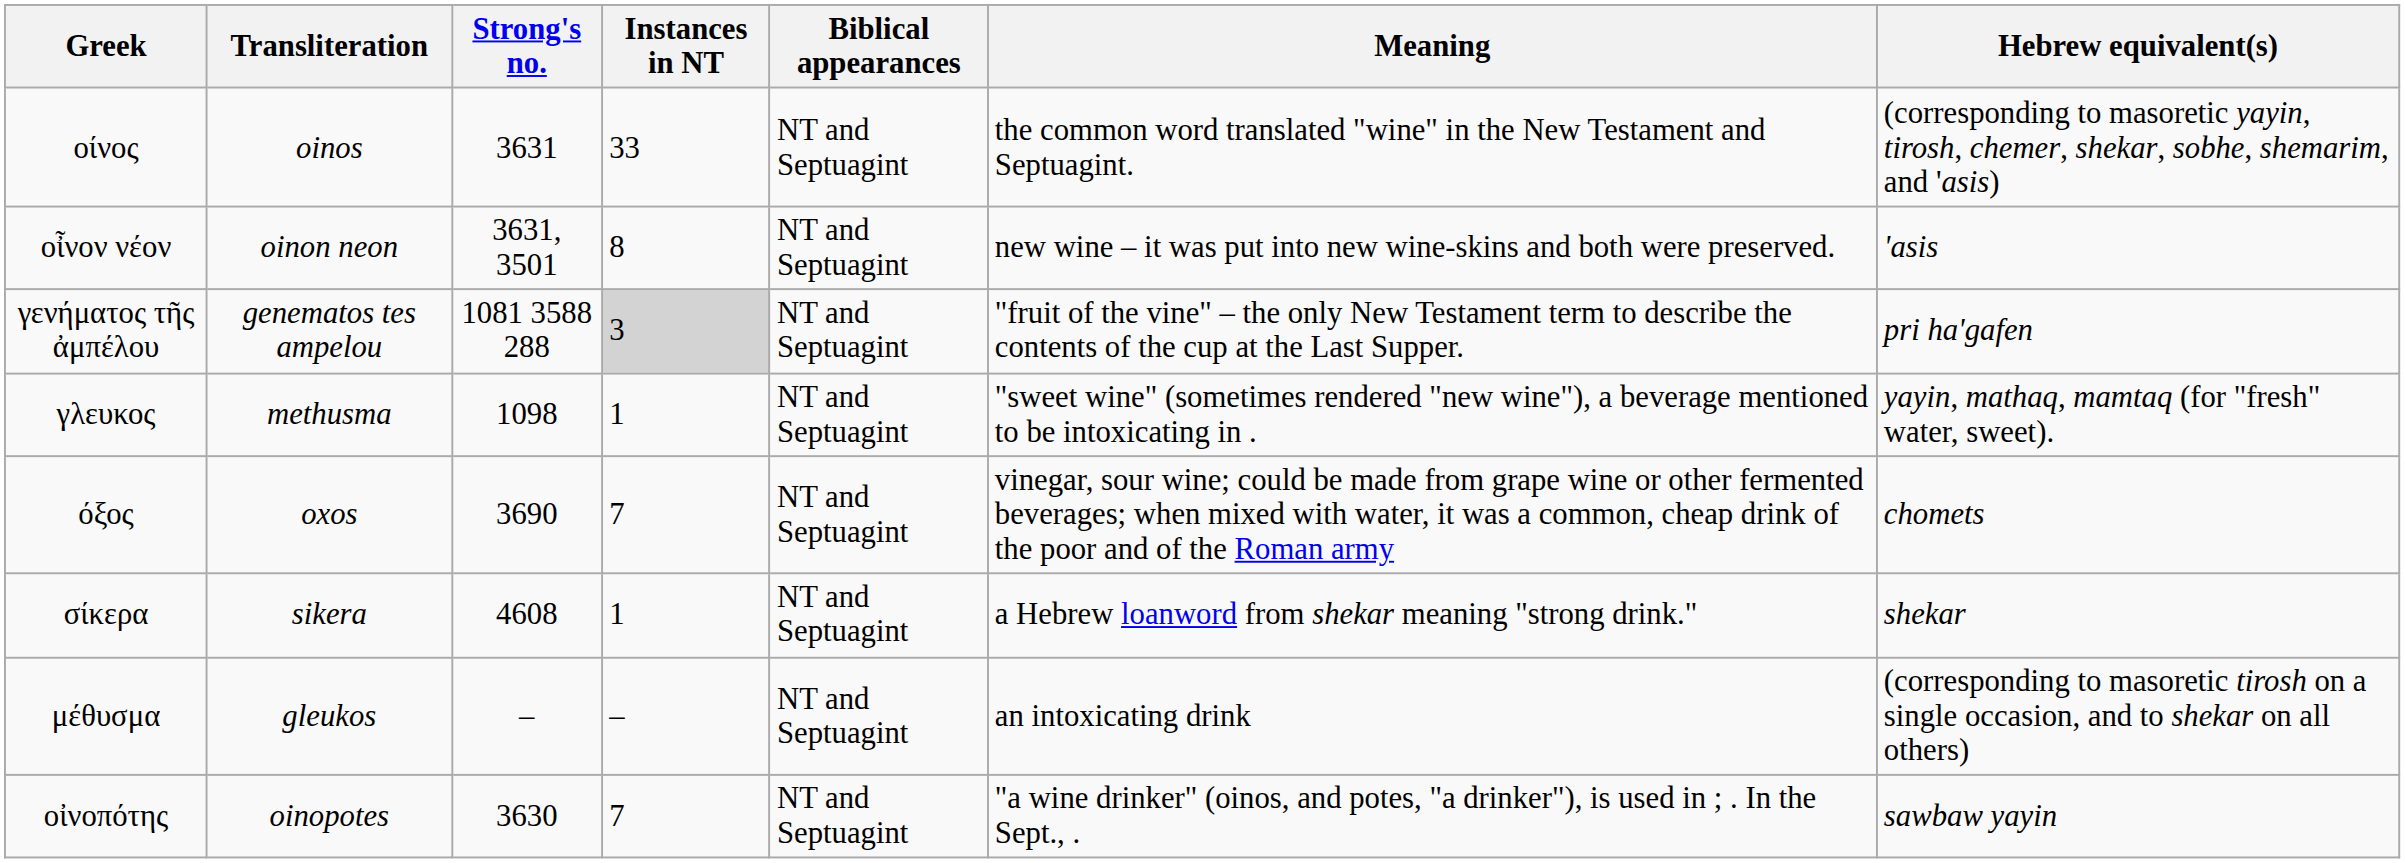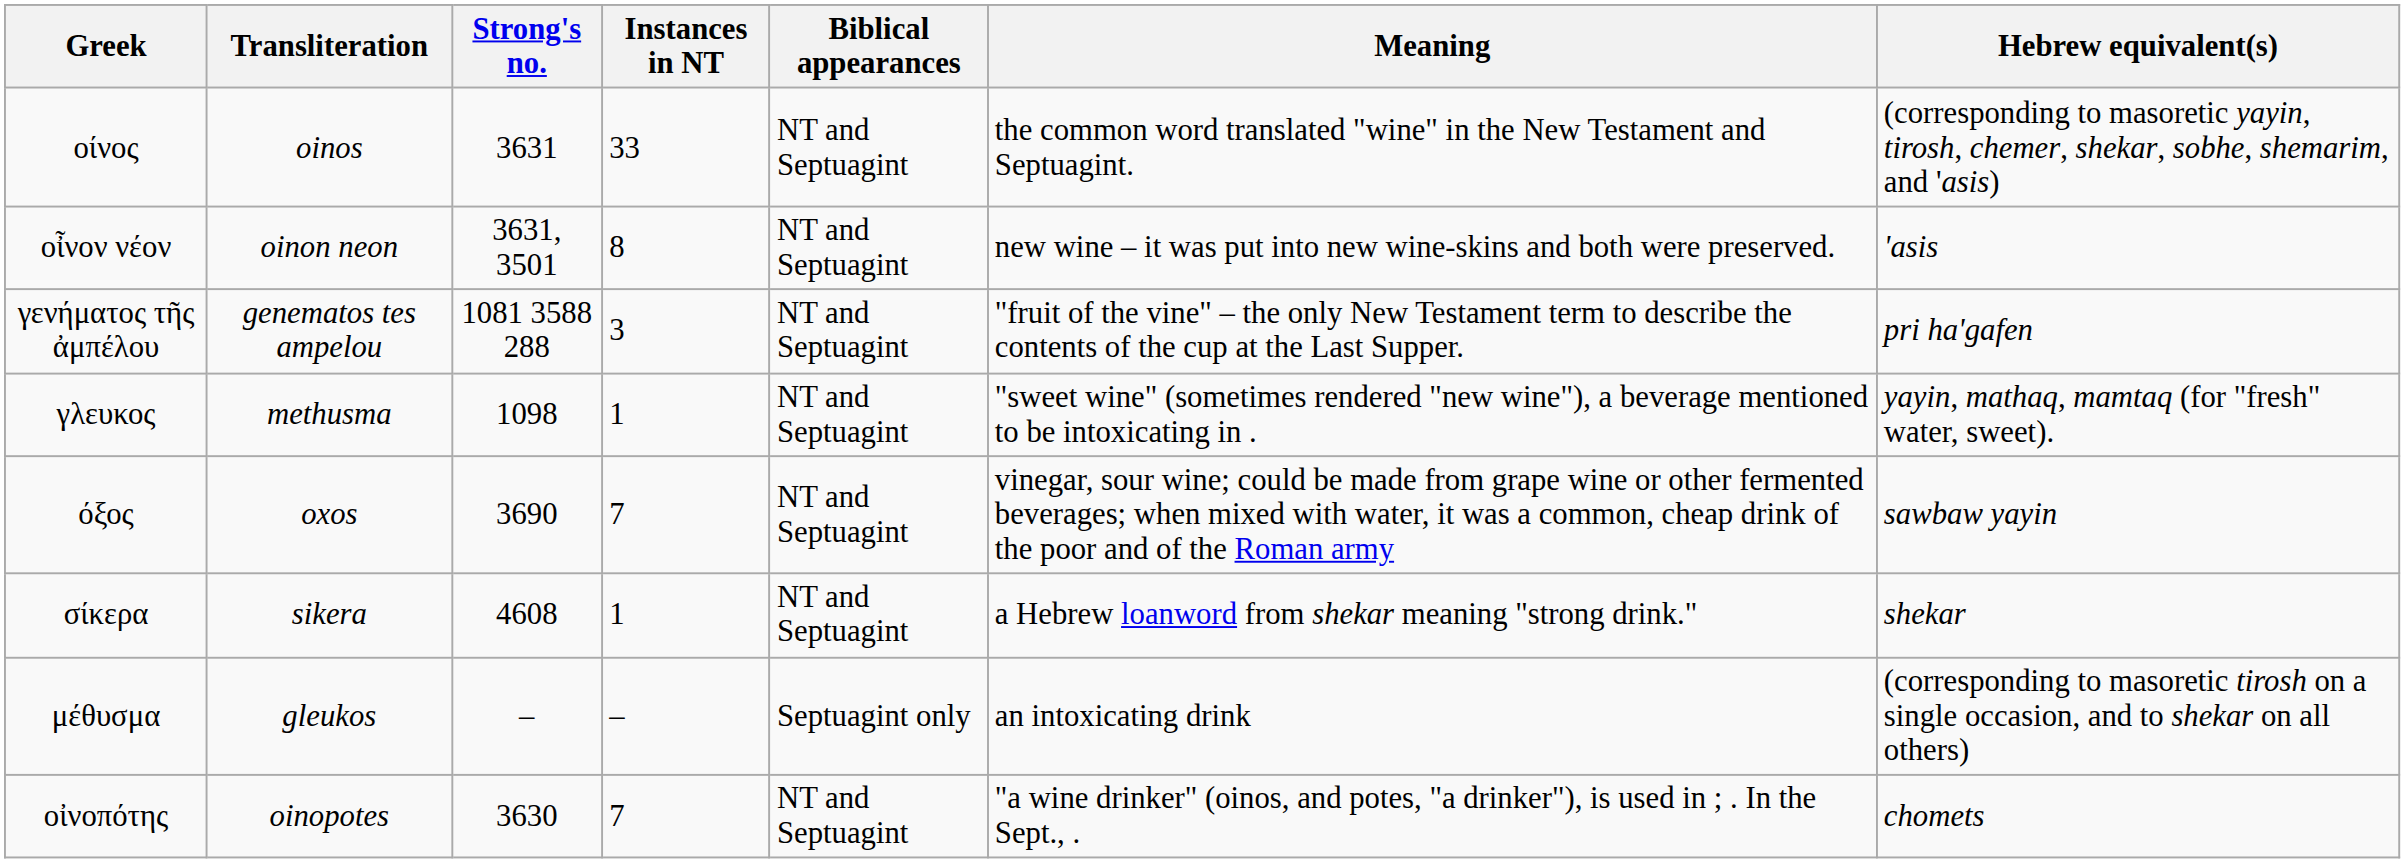(617, 330) lightgrey background -> (617, 330) no background
(1934, 514) chomets -> (1970, 514) sawbaw yayin
(843, 715) NT and Septuagint -> (874, 715) Septuagint only
(1970, 816) sawbaw yayin -> (1934, 816) chomets
